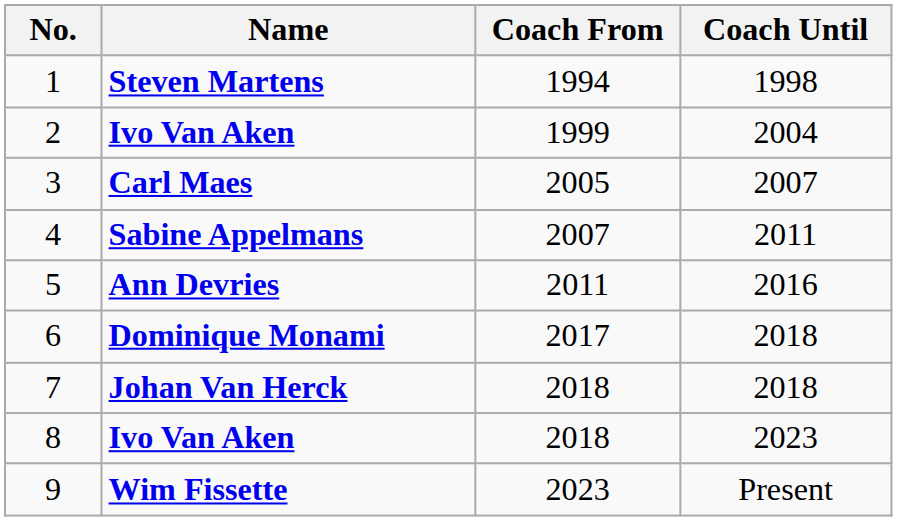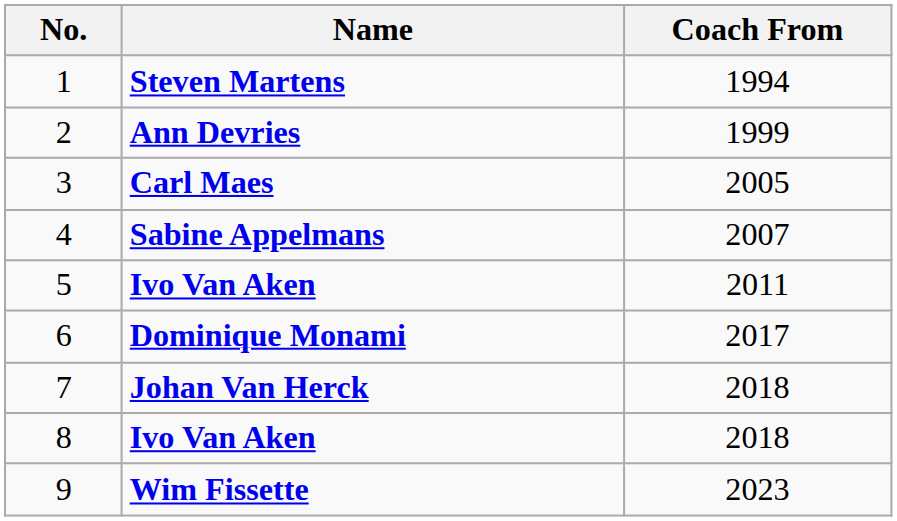- column: (786, 30)
(202, 132) Ivo Van Aken -> (215, 132) Ann Devries
(194, 285) Ann Devries -> (223, 285) Ivo Van Aken
